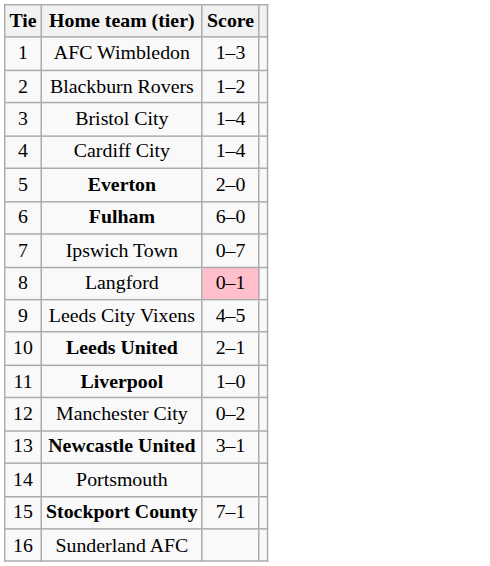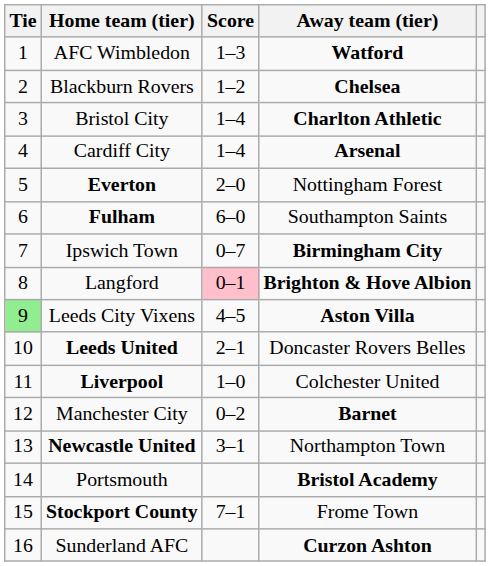+ column: (367, 20)
(23, 315) no background -> (23, 315) lightgreen background
